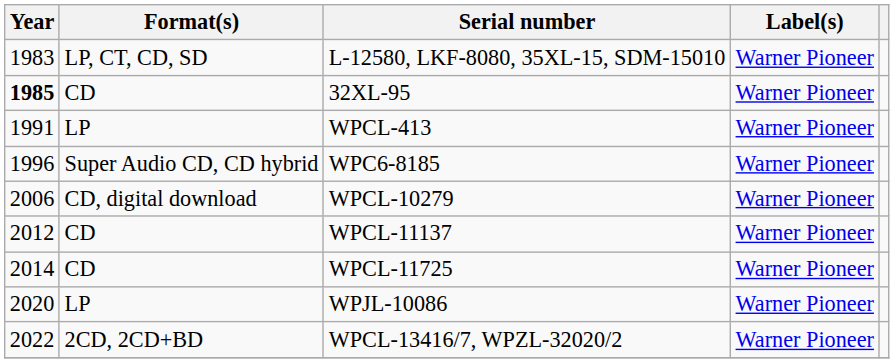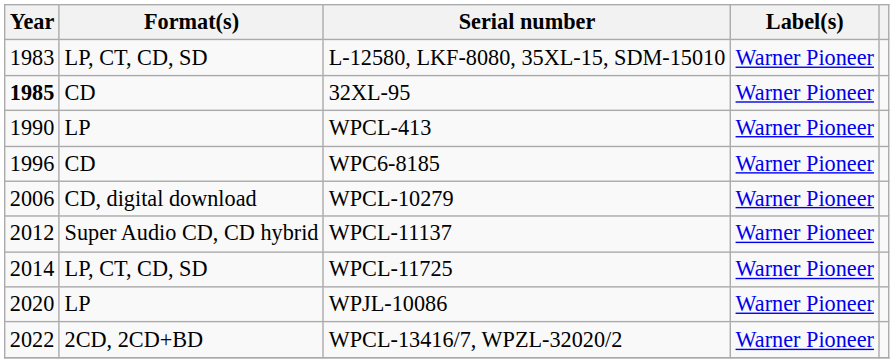(32, 127) 1991 -> (32, 127) 1990
(192, 163) Super Audio CD, CD hybrid -> (80, 163) CD
(80, 233) CD -> (192, 233) Super Audio CD, CD hybrid
(80, 269) CD -> (136, 269) LP, CT, CD, SD
